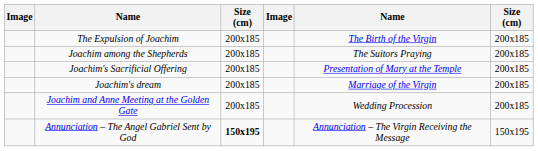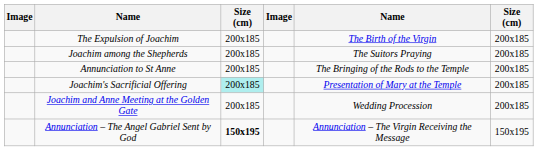+ row: (128, 69)
(242, 69) no background -> (242, 85) paleturquoise background
- row: (128, 85)
